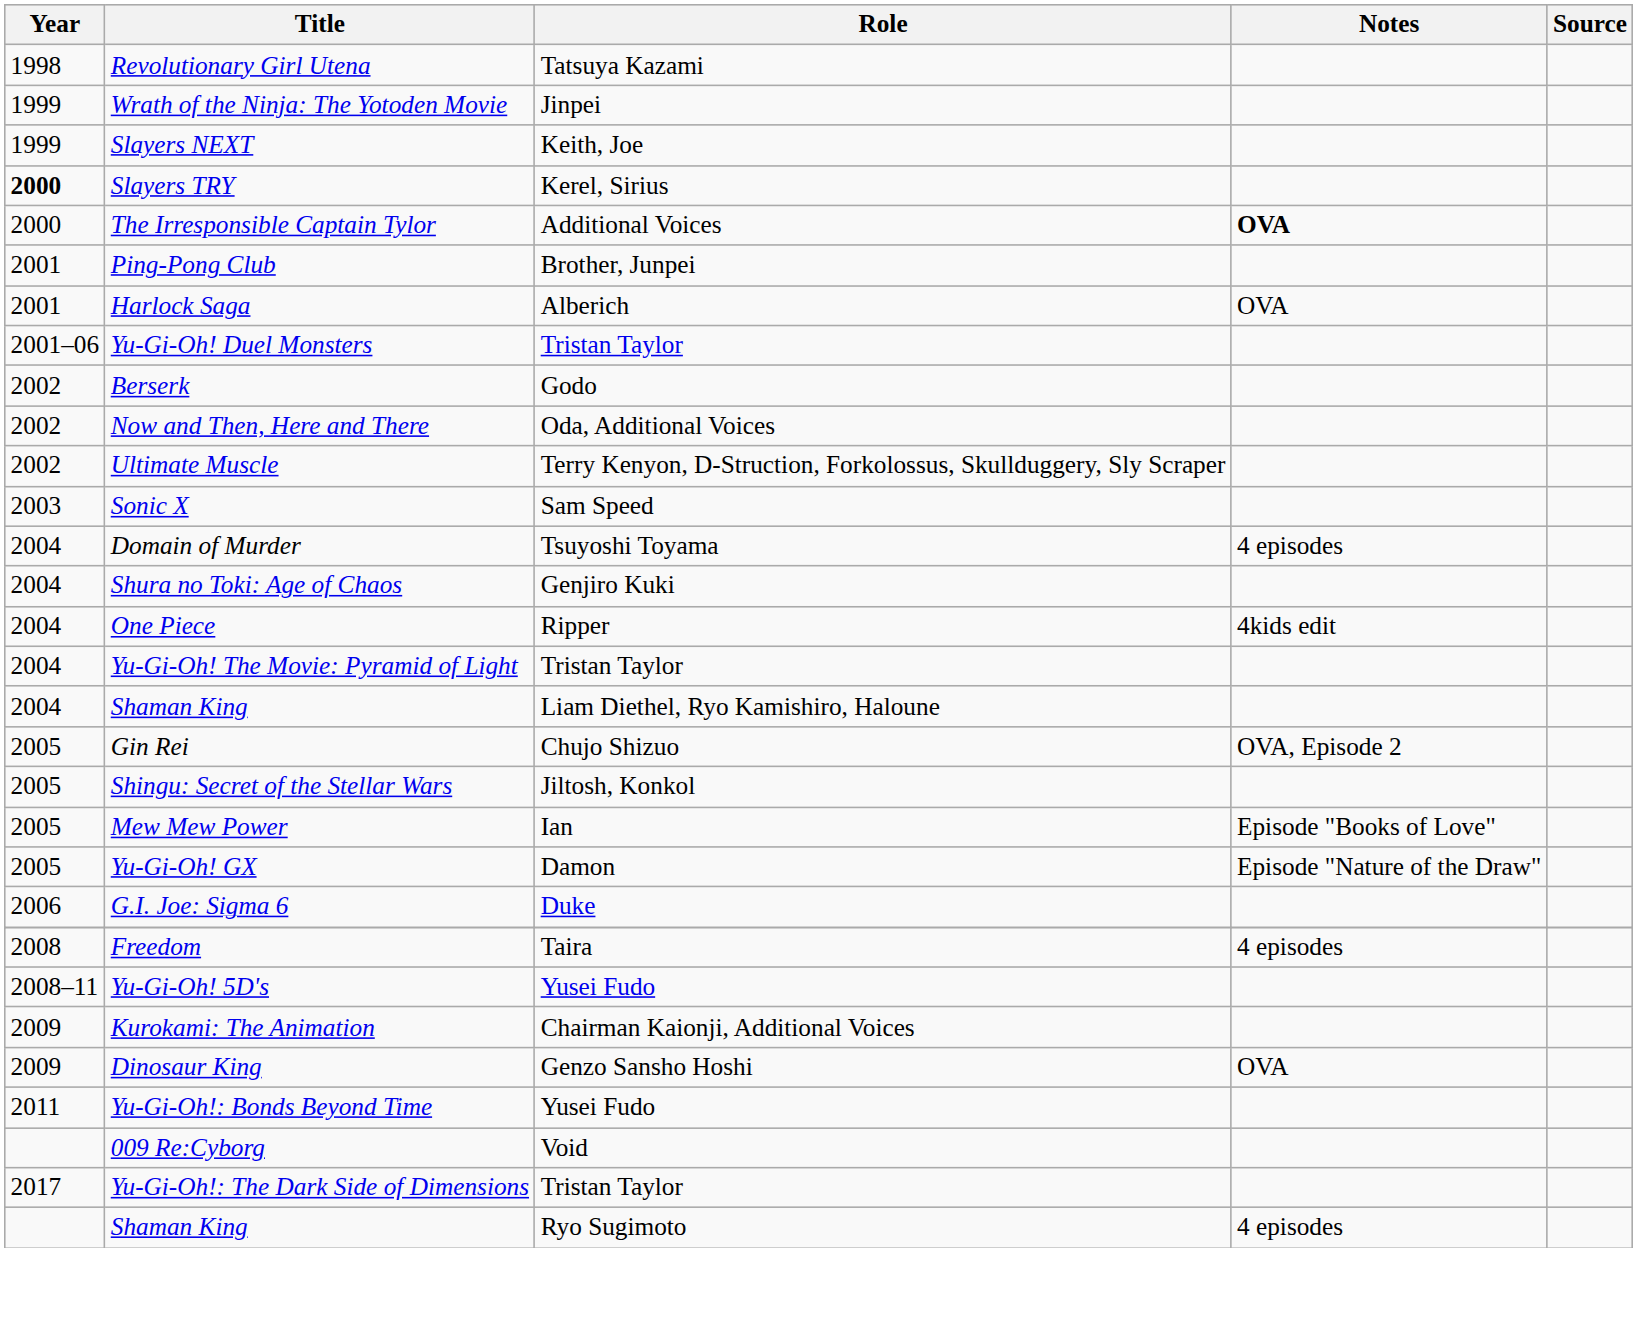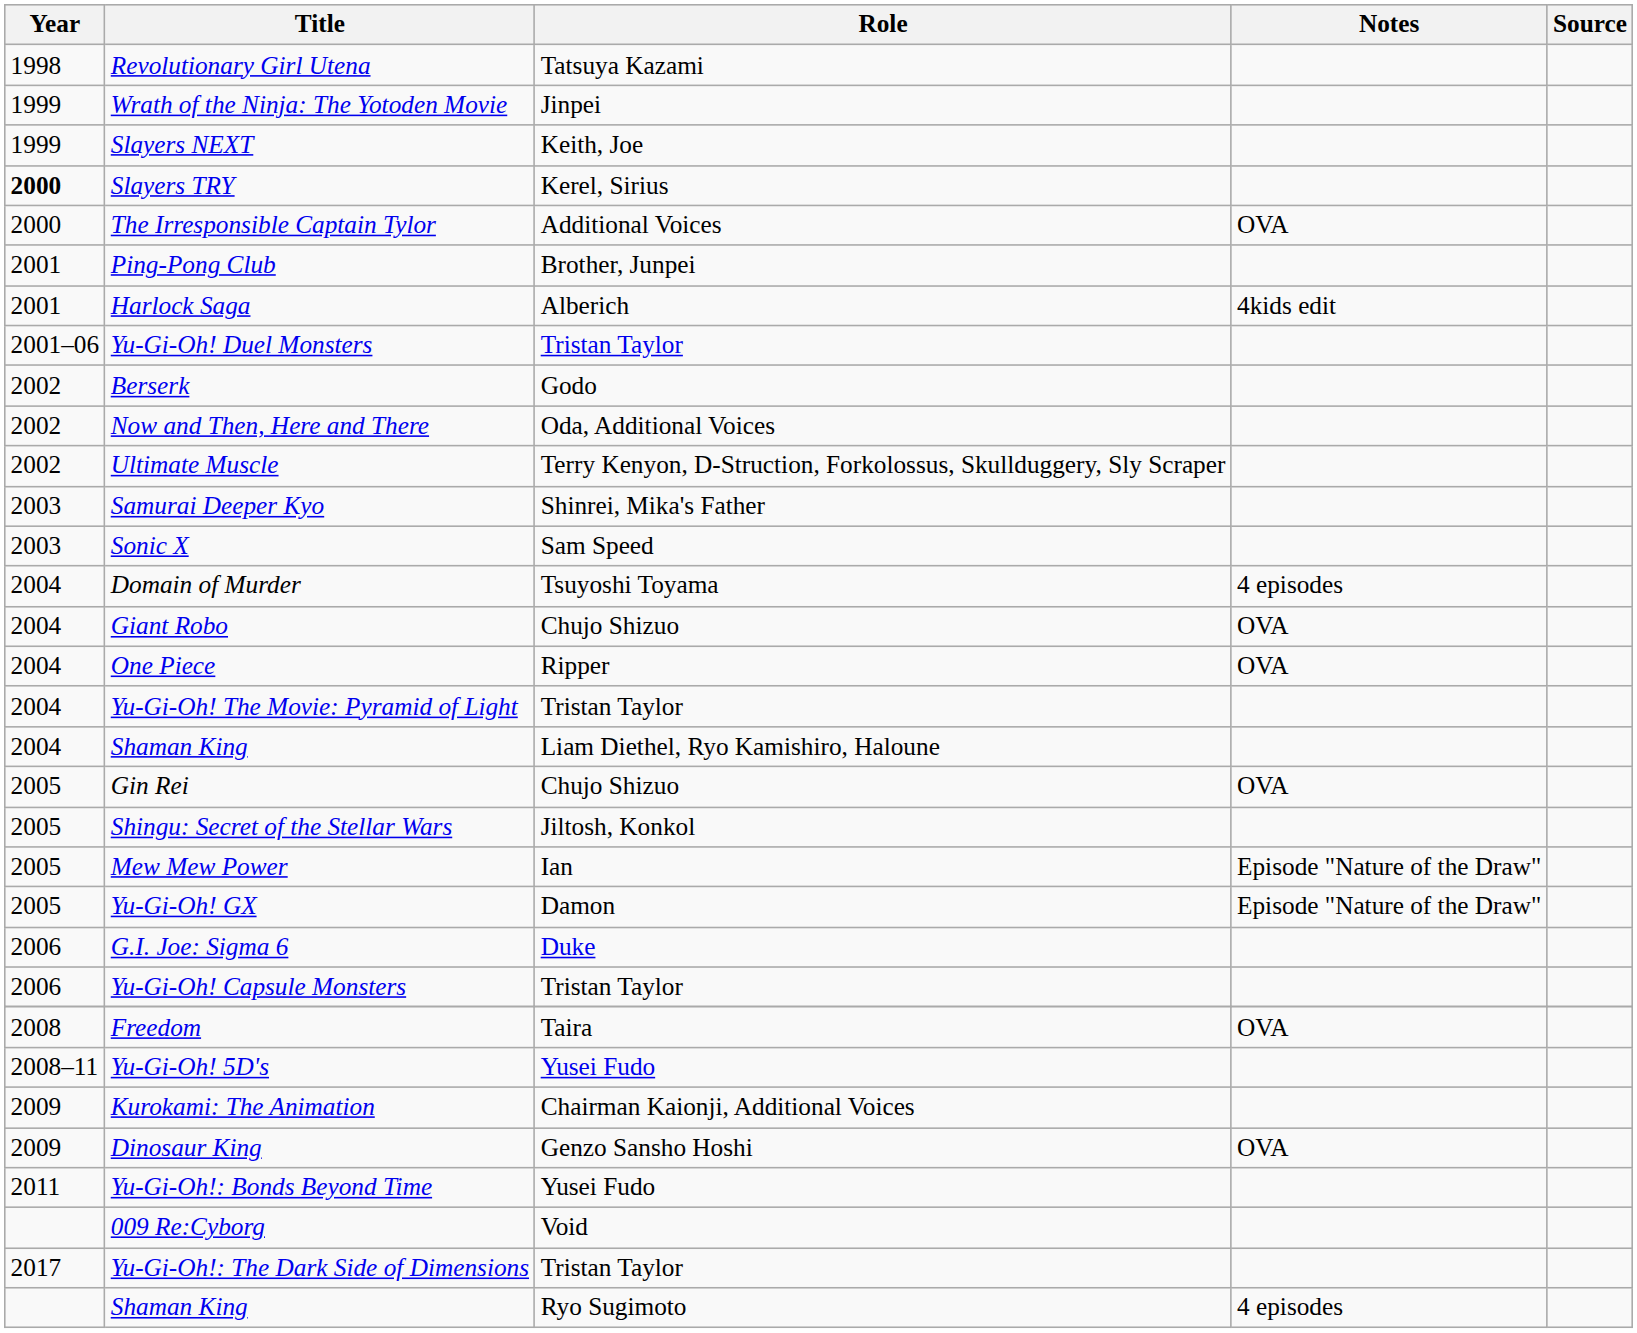(1264, 225) bold -> (1263, 225) normal
(1263, 305) OVA -> (1287, 305) 4kids edit
+ row: (217, 505)
- row: (256, 585)
+ row: (169, 625)
(1287, 625) 4kids edit -> (1263, 666) OVA
(1319, 746) OVA, Episode 2 -> (1263, 786) OVA
(1366, 826) Episode "Books of Love" -> (1389, 866) Episode "Nature of the Draw"
+ row: (258, 986)
(1290, 946) 4 episodes -> (1263, 1026) OVA
